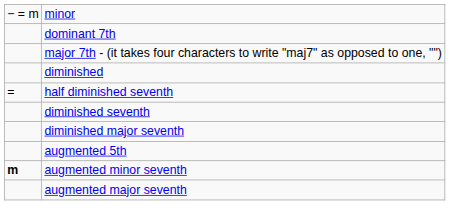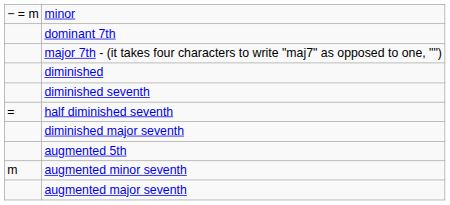rows swapped: (97, 111) <-> (109, 92)
(13, 170) bold -> (12, 170) normal
